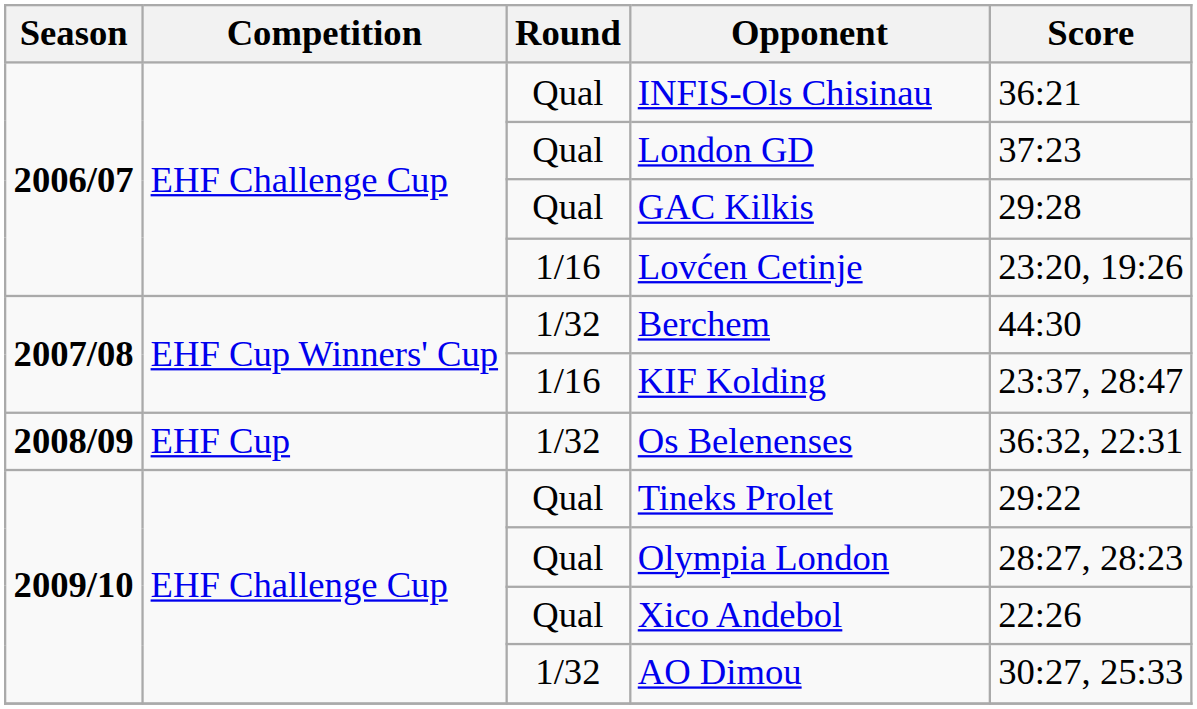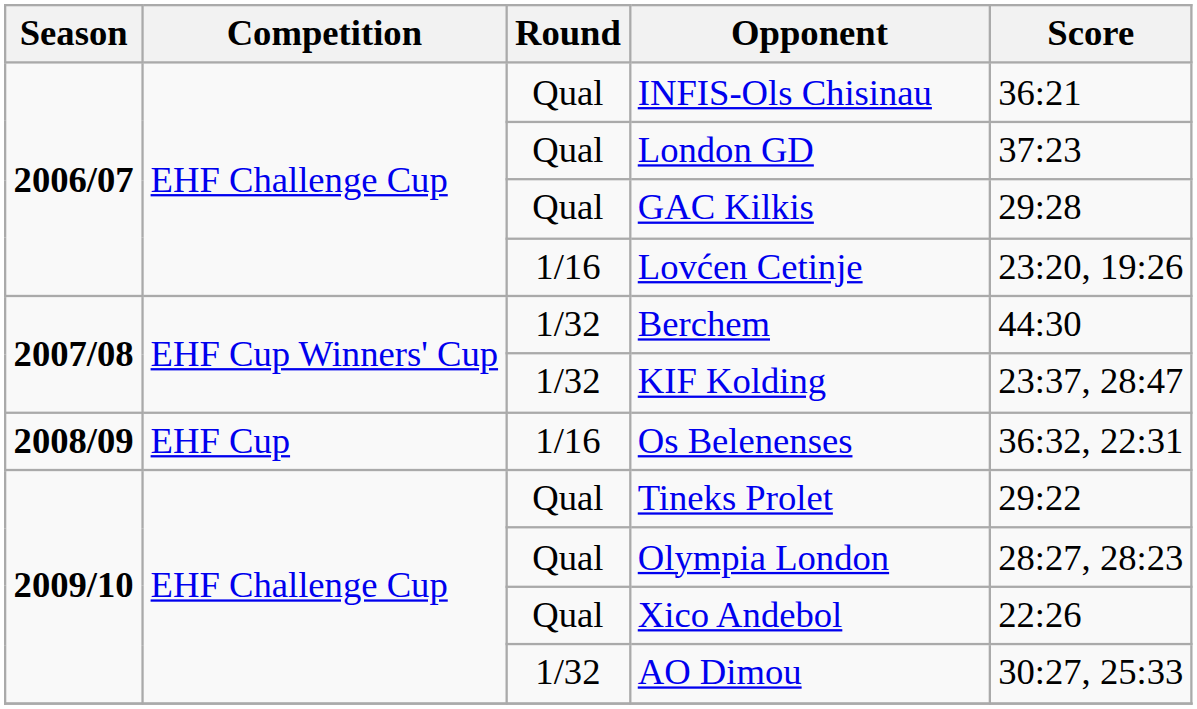(568, 382) 1/16 -> (568, 382) 1/32
(568, 440) 1/32 -> (568, 440) 1/16
